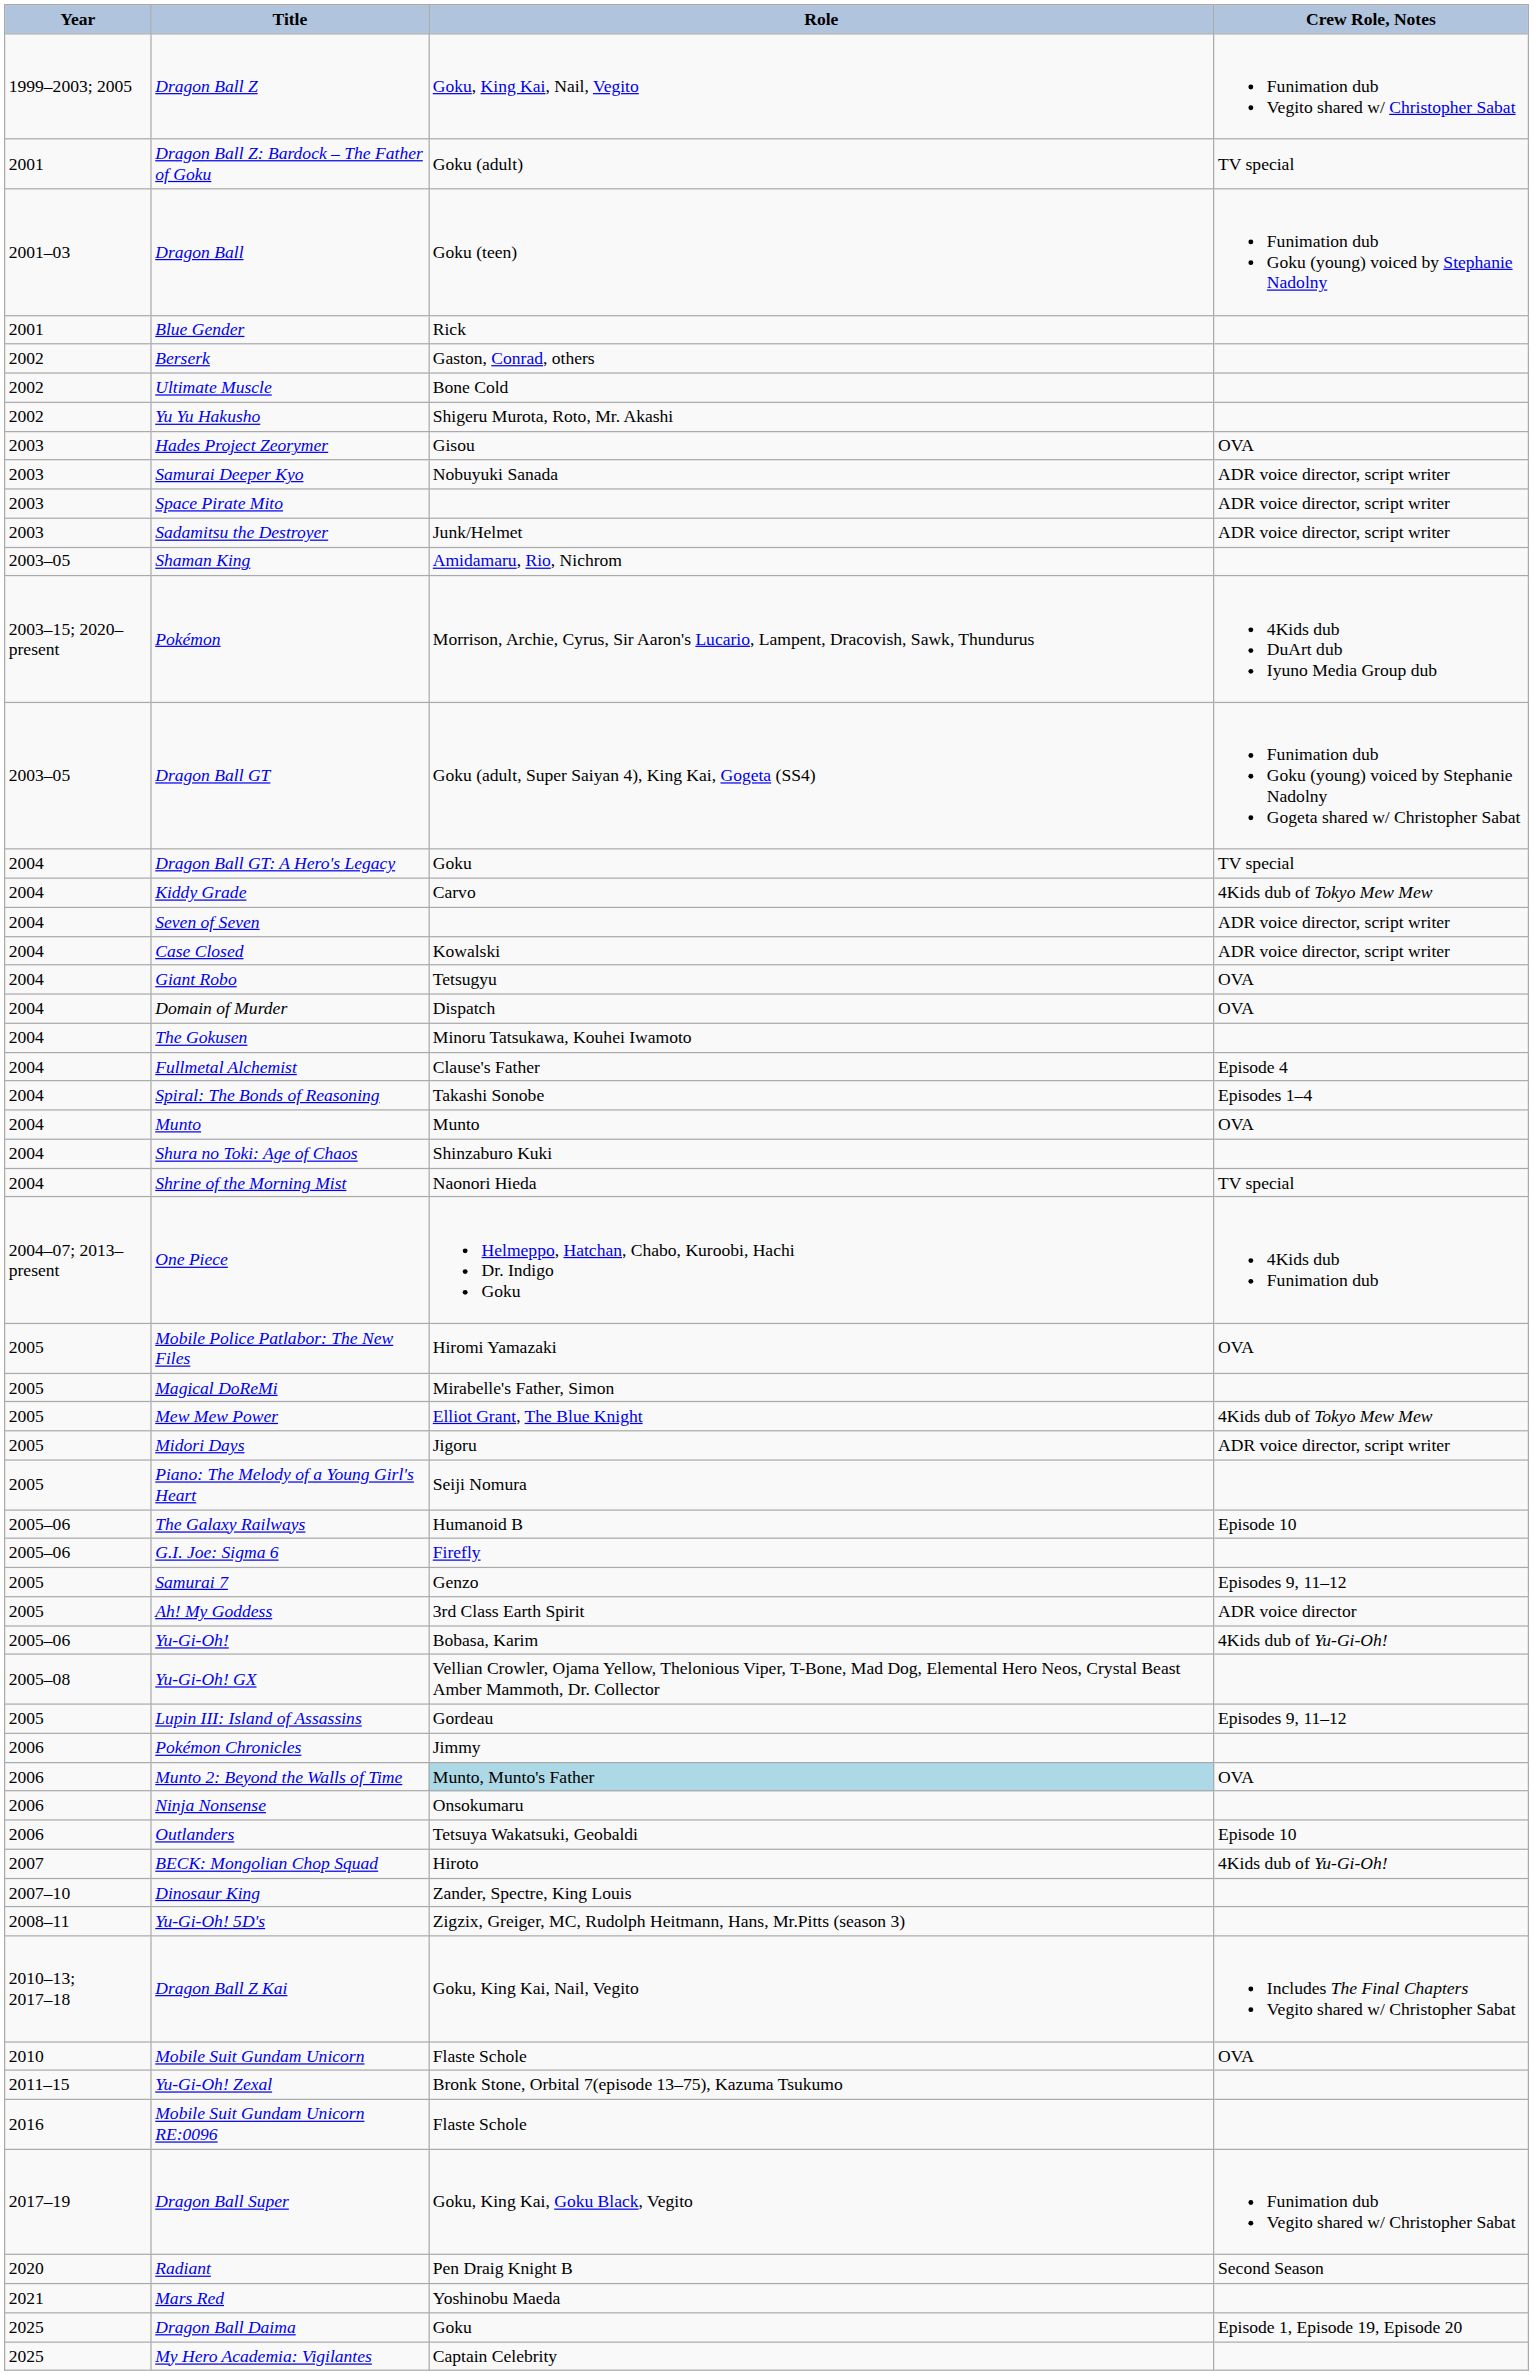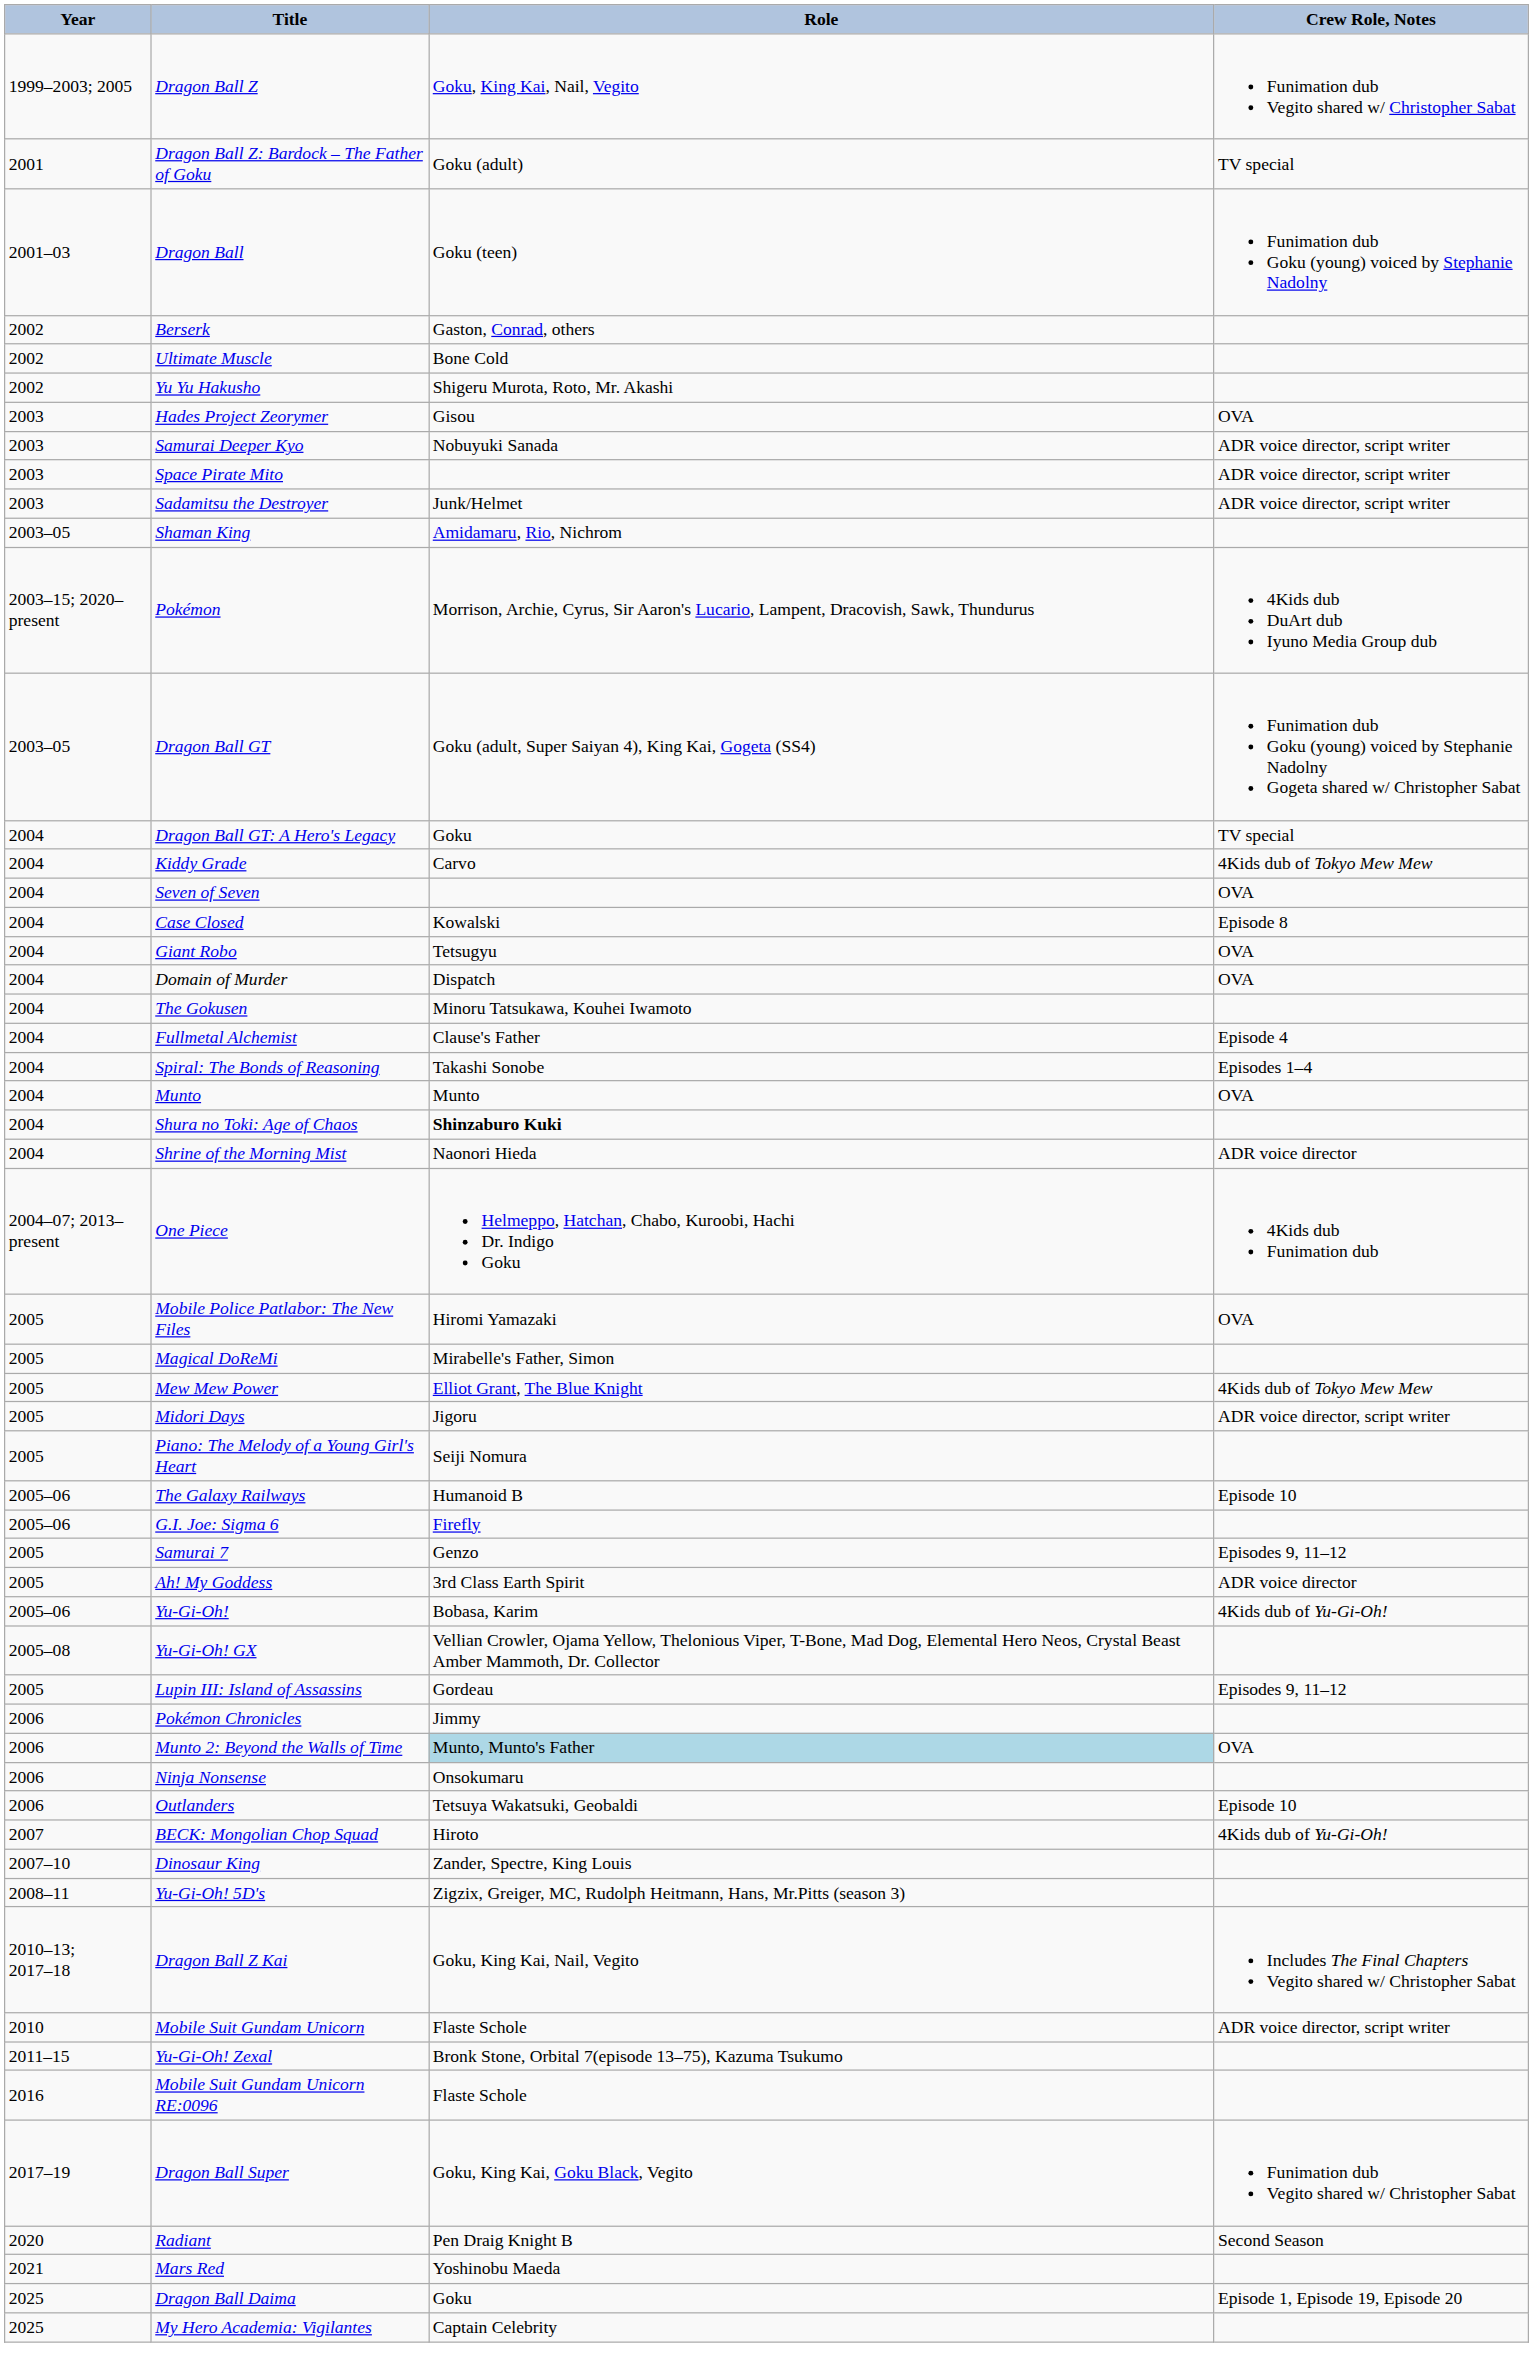- row: (200, 329)
(1334, 922) ADR voice director, script writer -> (1236, 893) OVA
(1334, 951) ADR voice director, script writer -> (1253, 922) Episode 8
(493, 1153) normal -> (497, 1124) bold
(1256, 1182) TV special -> (1287, 1153) ADR voice director
(1236, 2056) OVA -> (1334, 2027) ADR voice director, script writer
